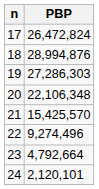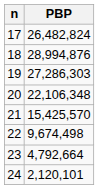(59, 34) 26,472,824 -> (59, 34) 26,482,824
(55, 134) 9,274,496 -> (55, 134) 9,674,498
